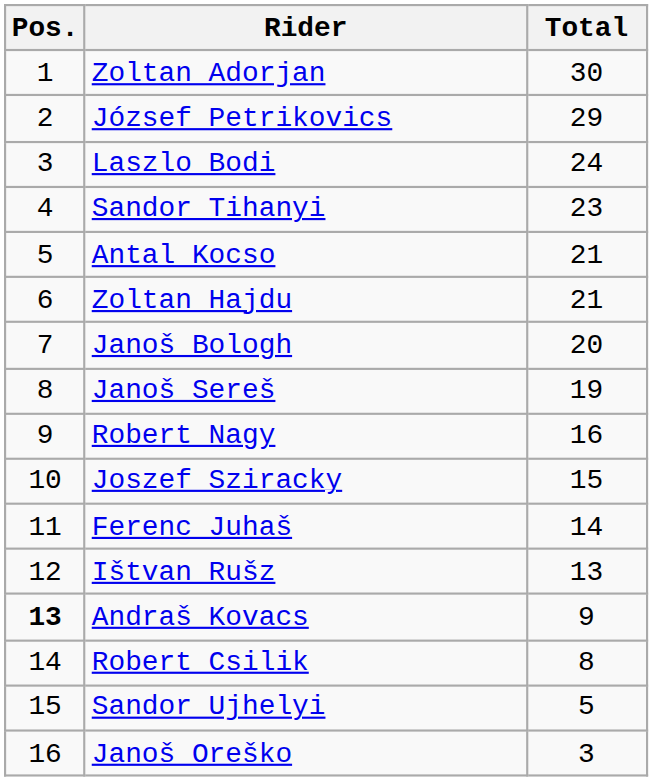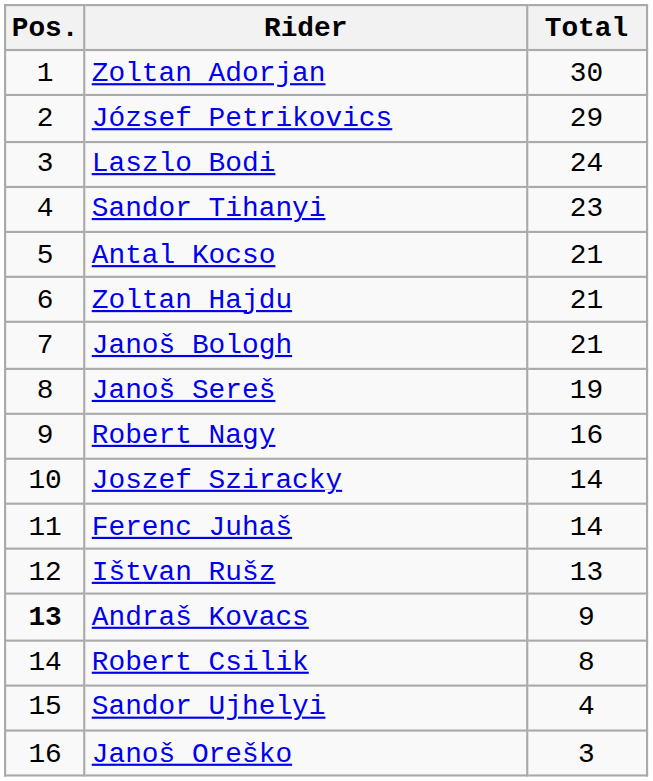(586, 345) 20 -> (586, 345) 21
(586, 481) 15 -> (586, 481) 14
(586, 708) 5 -> (586, 708) 4
